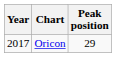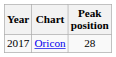(90, 43) 29 -> (90, 43) 28
